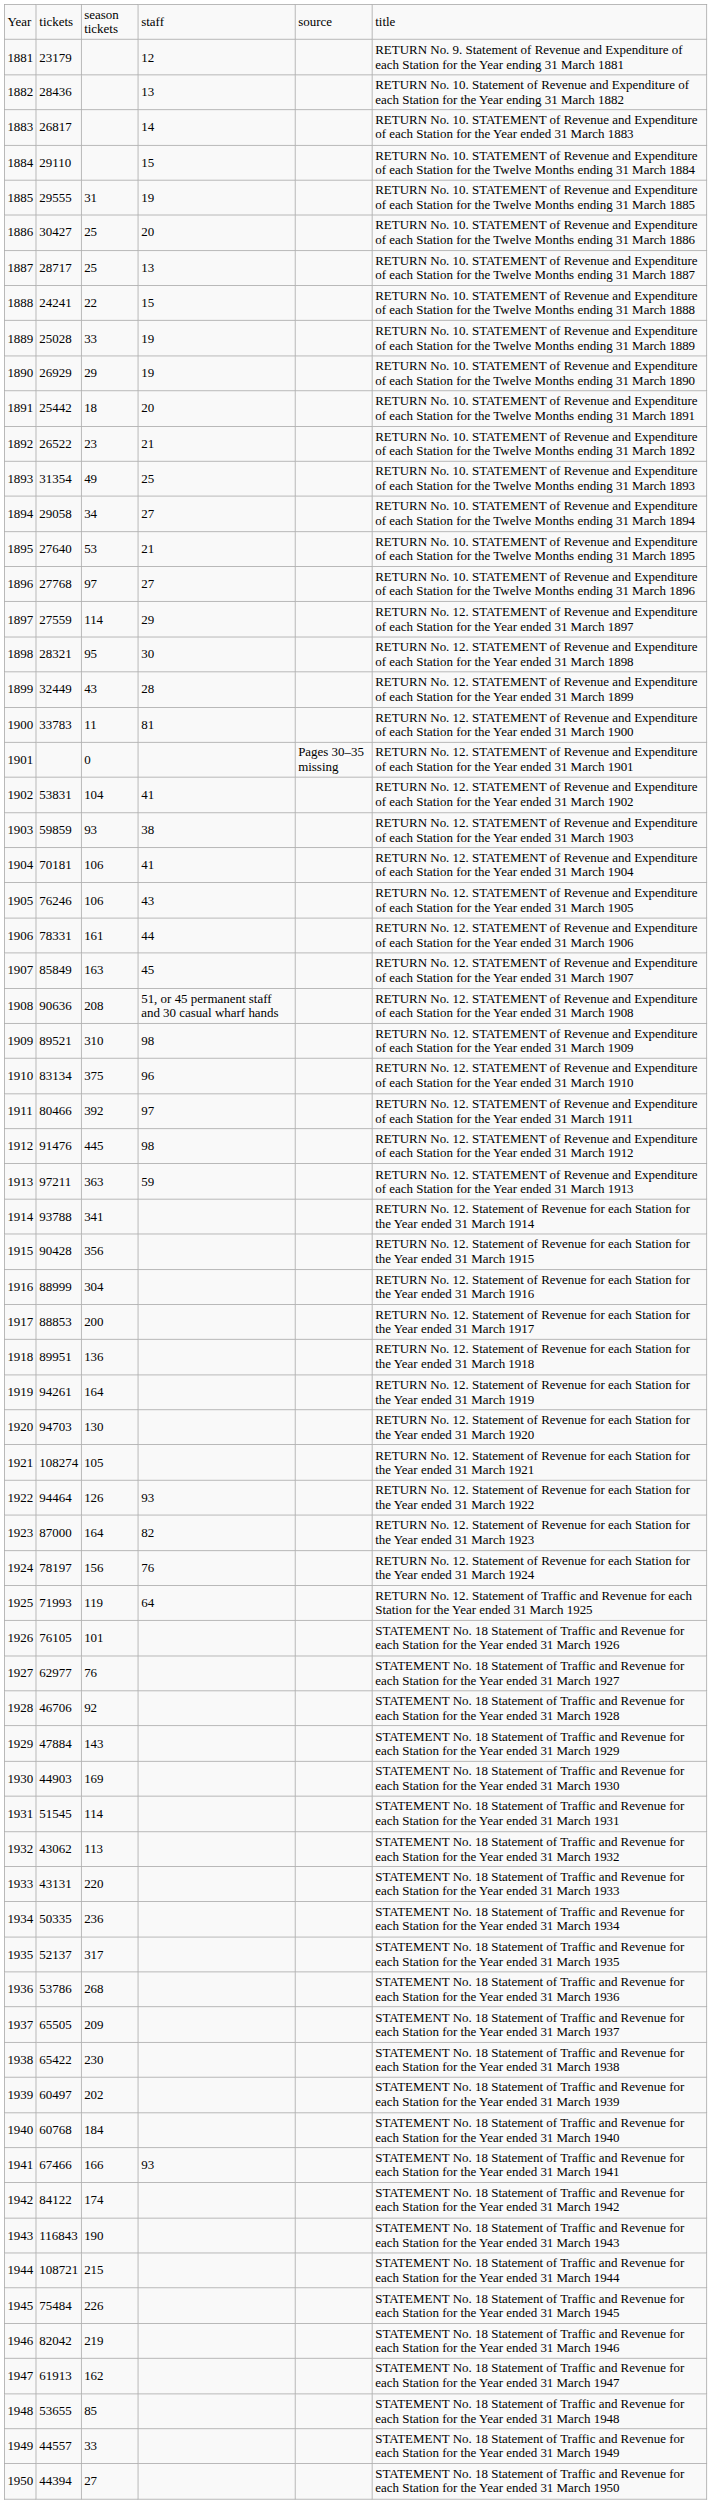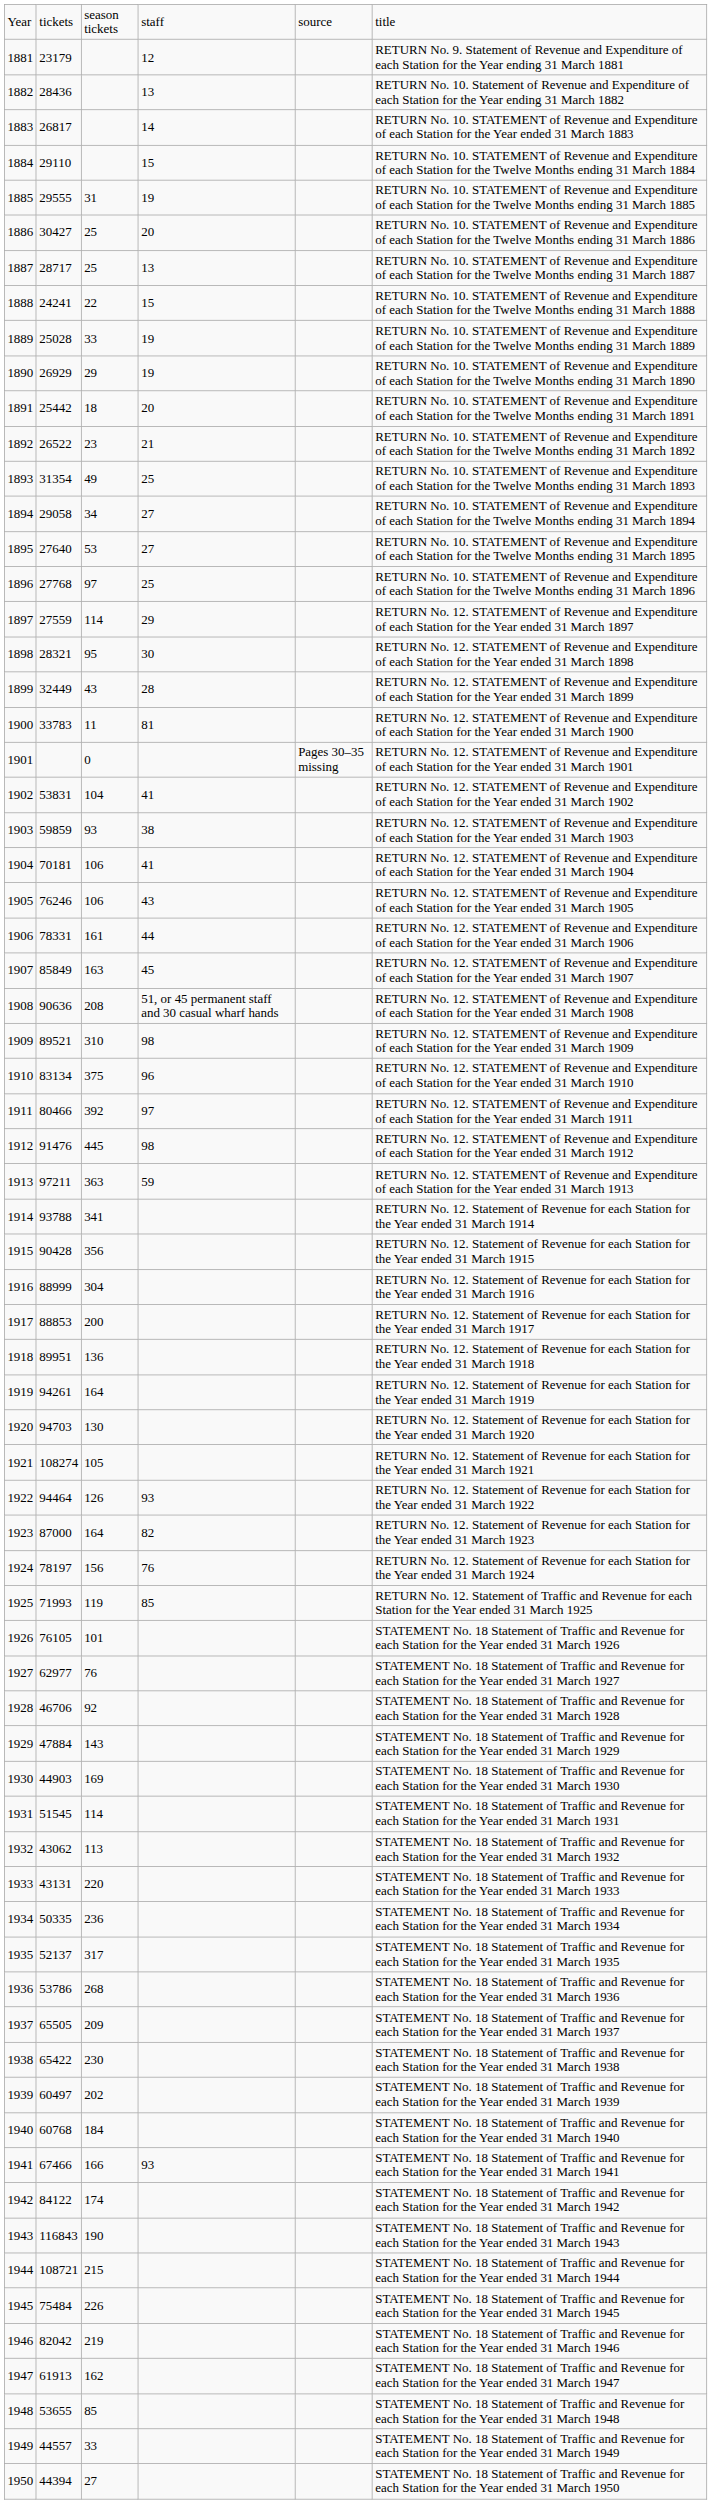(148, 549) 21 -> (148, 549) 27
(148, 584) 27 -> (148, 584) 25
(148, 1603) 64 -> (148, 1603) 85
